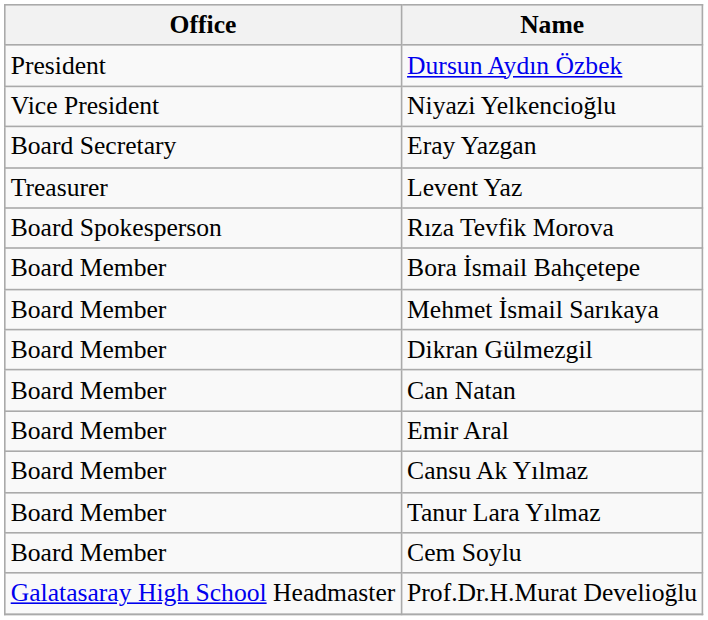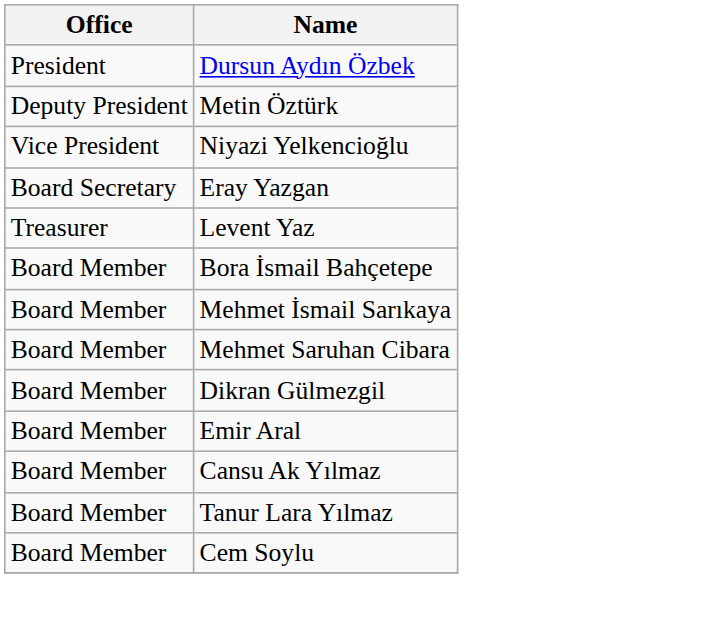+ row: (269, 106)
- row: (510, 227)
+ row: (325, 349)
- row: (461, 390)
- row: (552, 593)
